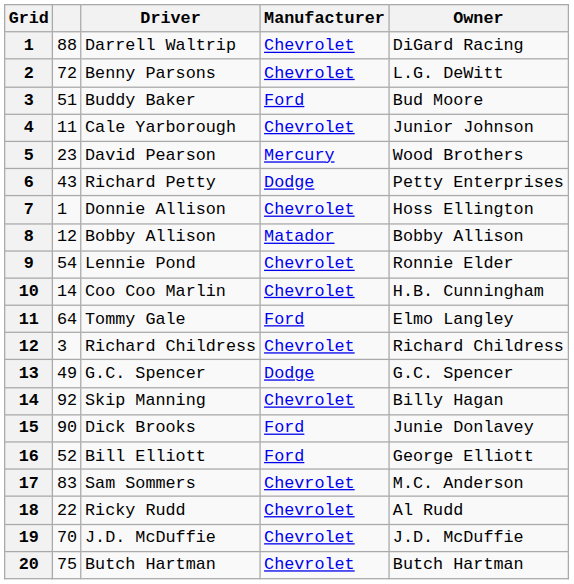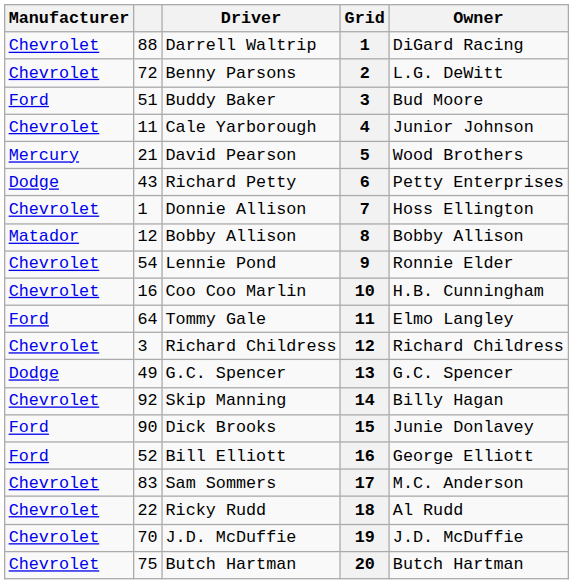columns swapped: (29, 18) <-> (324, 18)
(67, 155) 23 -> (147, 155) 21
(67, 292) 14 -> (147, 292) 16
